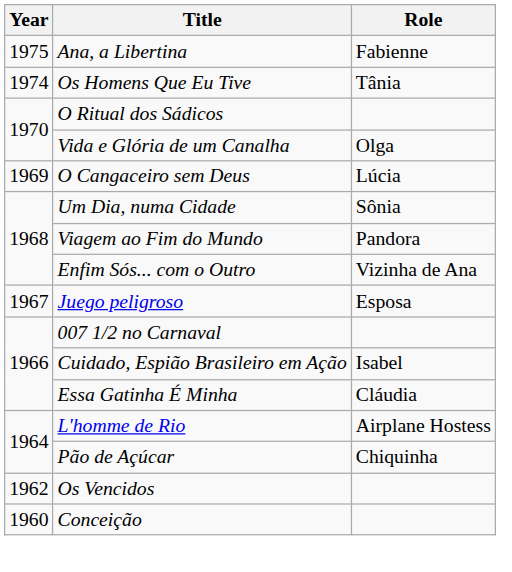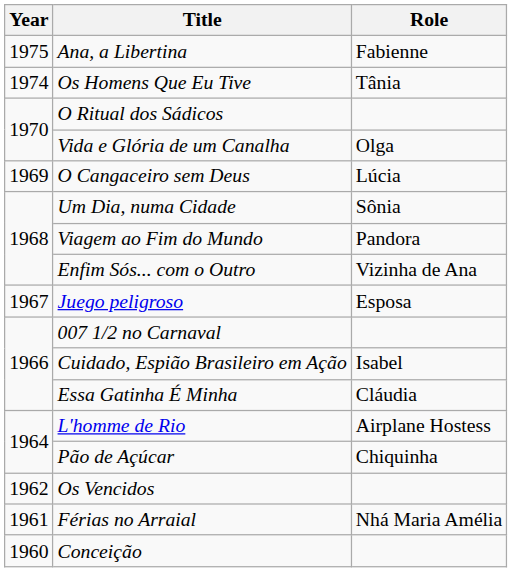+ row: (127, 519)
